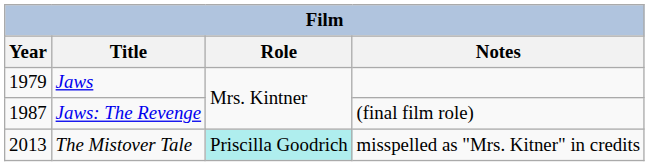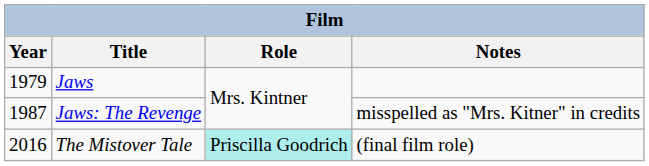(415, 113) (final film role) -> (498, 113) misspelled as "Mrs. Kitner" in credits
(28, 144) 2013 -> (28, 144) 2016
(498, 144) misspelled as "Mrs. Kitner" in credits -> (415, 144) (final film role)
